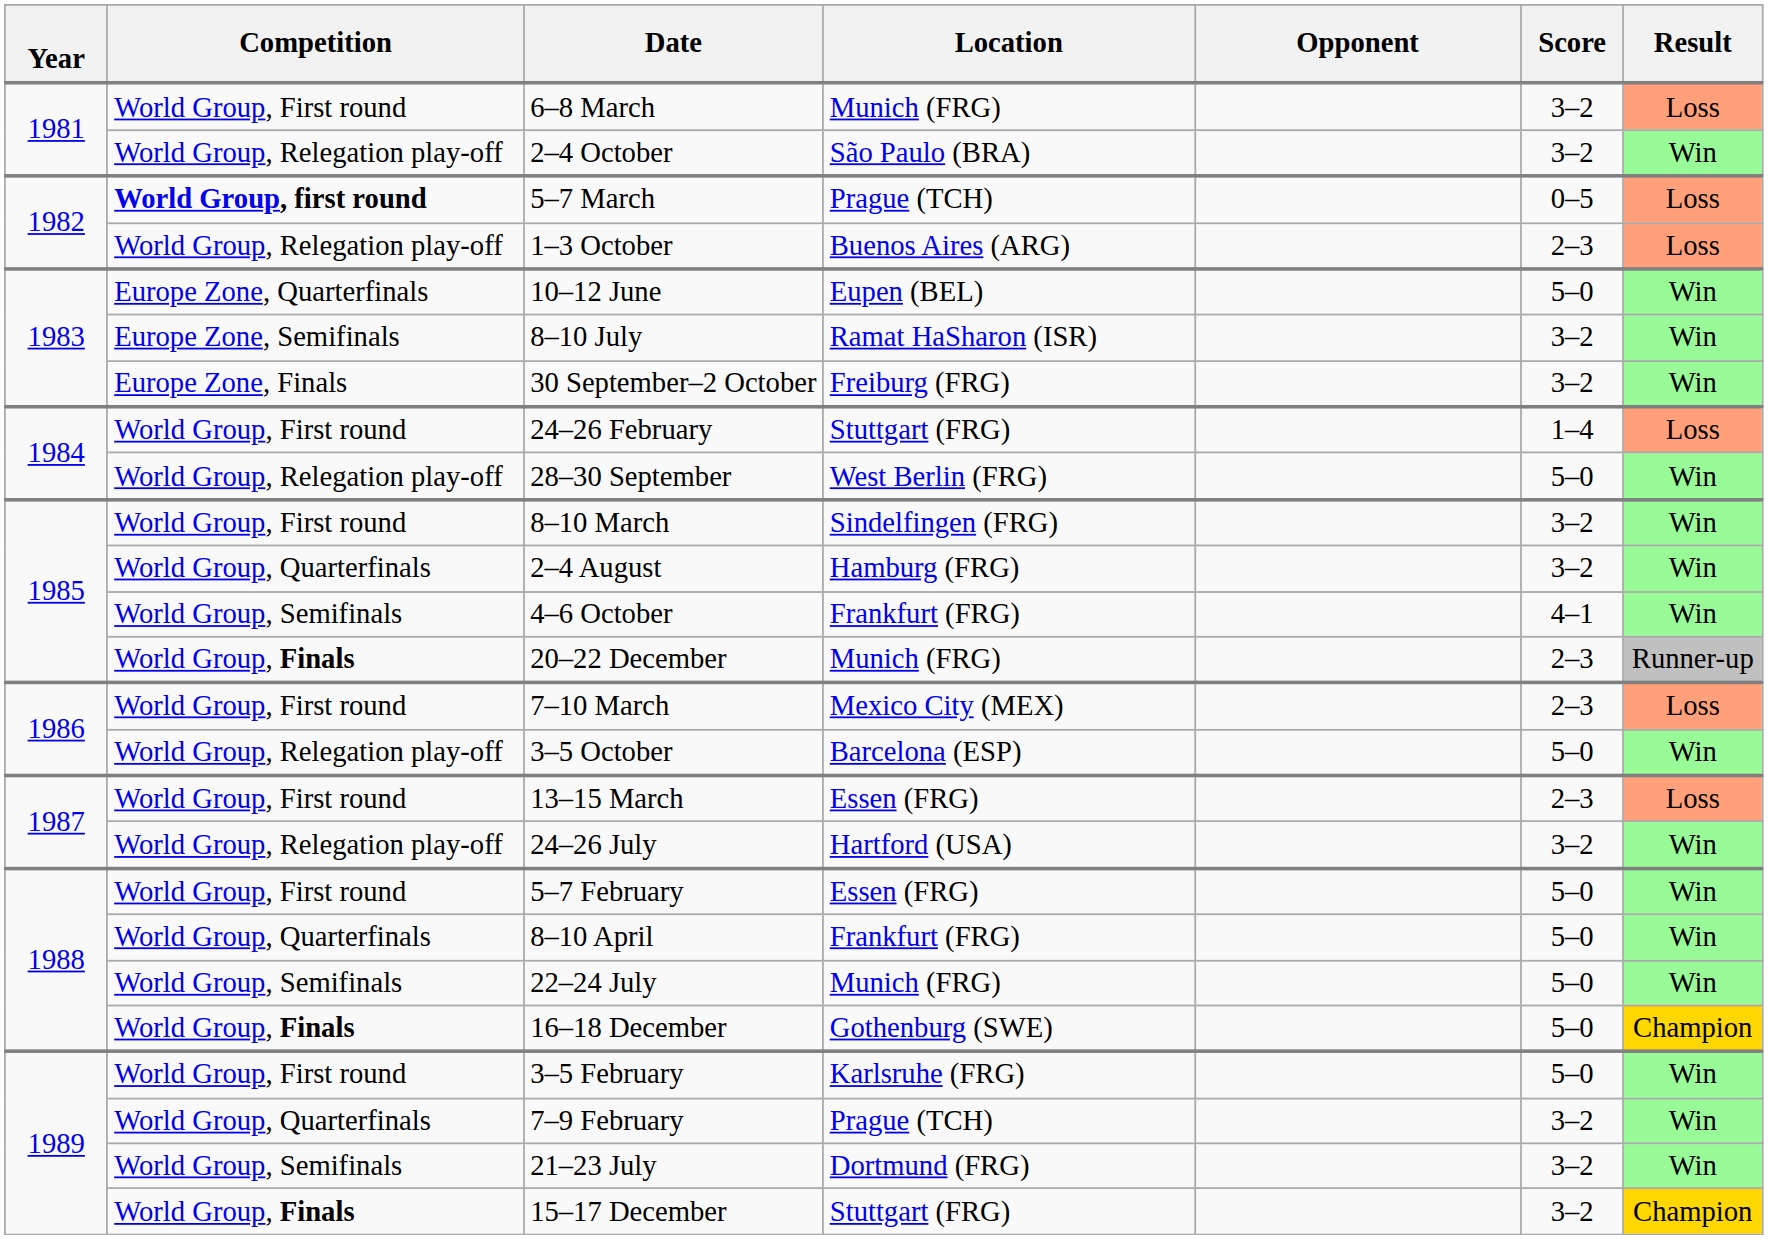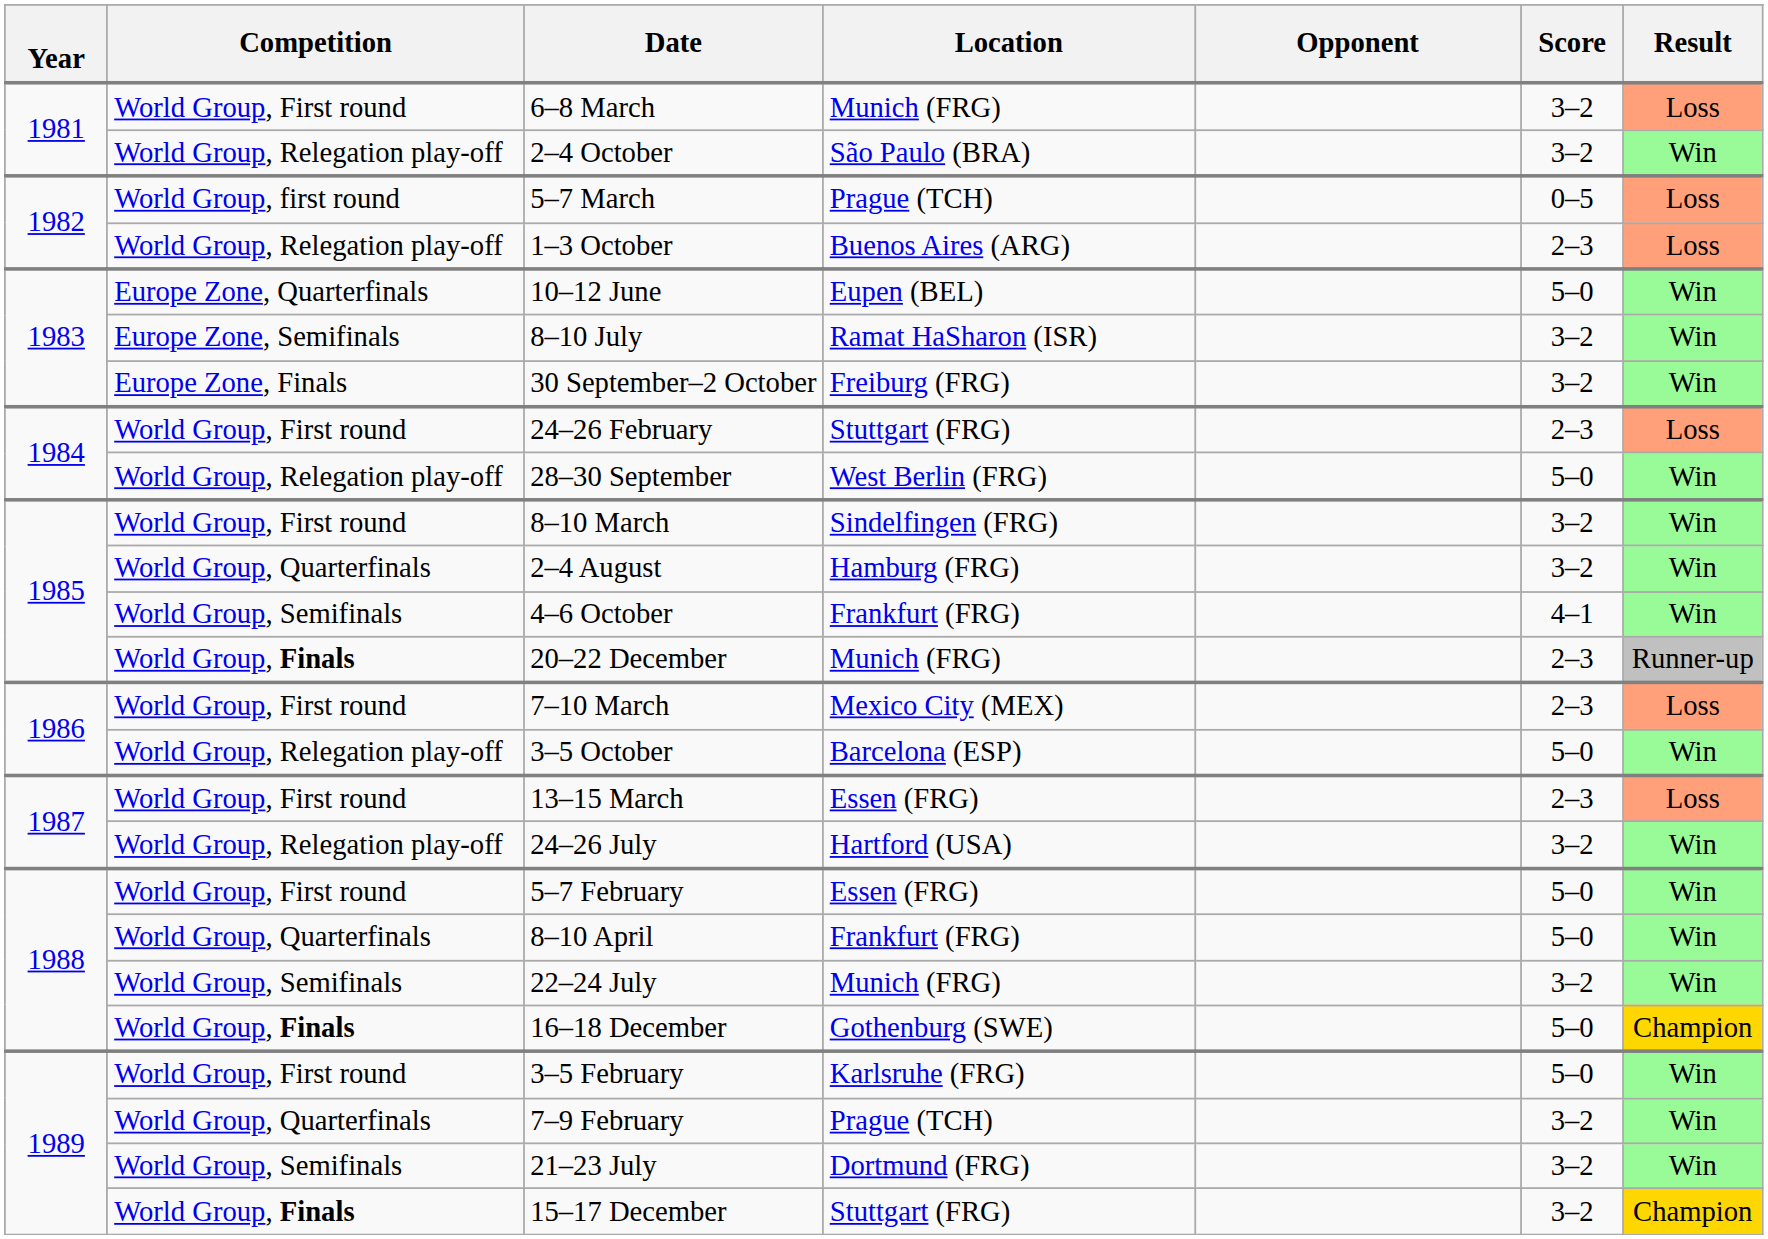(270, 199) bold -> (257, 199) normal
(1572, 429) 1–4 -> (1572, 429) 2–3
(1572, 982) 5–0 -> (1572, 982) 3–2
